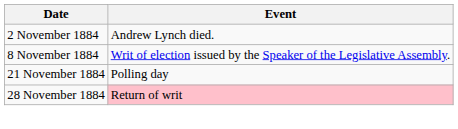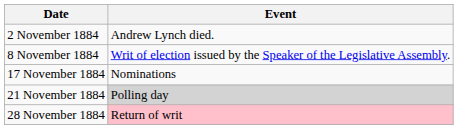+ row: (56, 74)
(140, 74) no background -> (140, 94) lightgrey background
